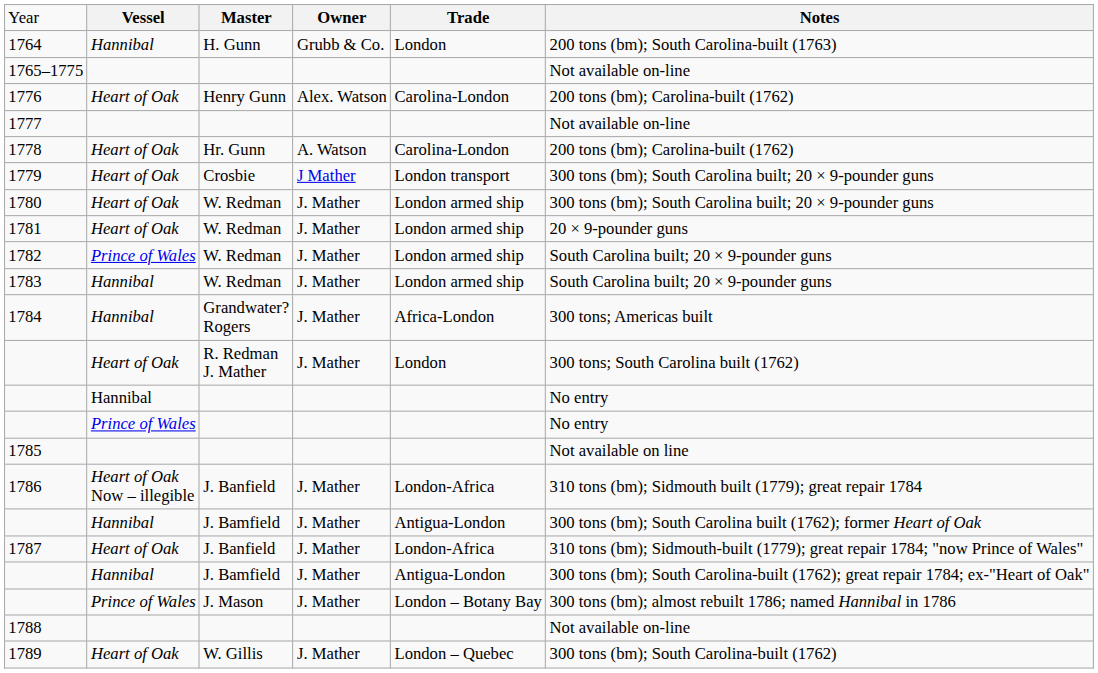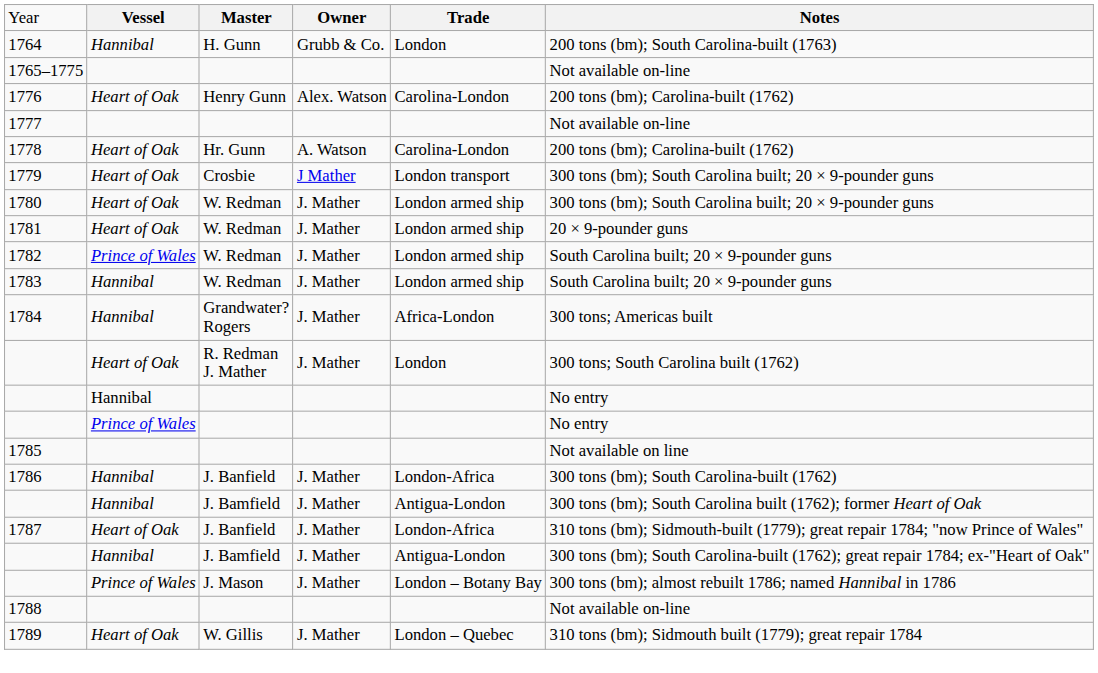(143, 486) Heart of Oak Now – illegible -> (122, 477) Hannibal
(736, 486) 310 tons (bm); Sidmouth built (1779); great repair 1784 -> (693, 477) 300 tons (bm); South Carolina-built (1762)
(693, 654) 300 tons (bm); South Carolina-built (1762) -> (736, 635) 310 tons (bm); Sidmouth built (1779); great repair 1784
